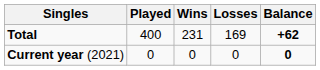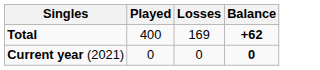- column: (192, 14)
